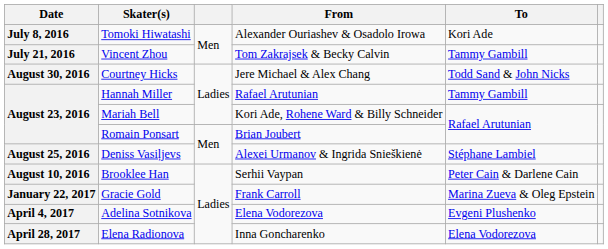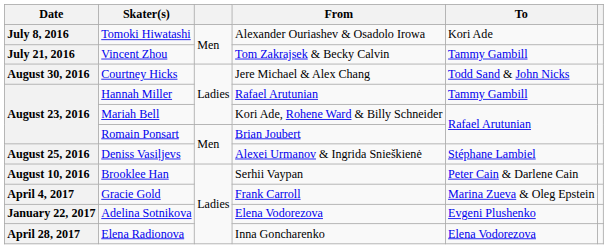(51, 194) January 22, 2017 -> (41, 194) April 4, 2017
(41, 214) April 4, 2017 -> (51, 214) January 22, 2017
